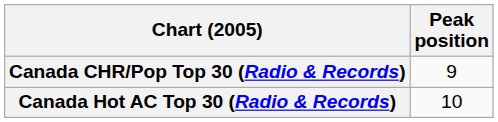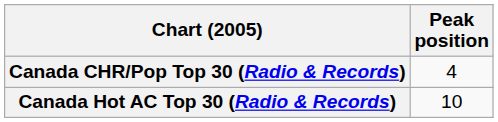(452, 71) 9 -> (452, 71) 4
